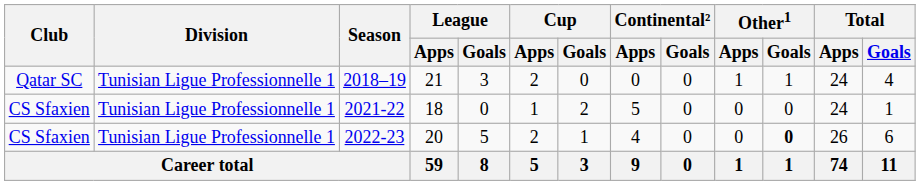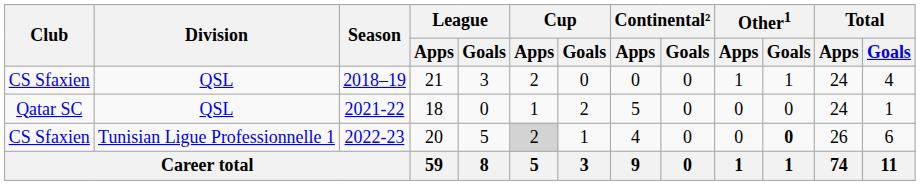(49, 80) Qatar SC -> (49, 80) CS Sfaxien
(216, 80) Tunisian Ligue Professionnelle 1 -> (216, 80) QSL
(49, 108) CS Sfaxien -> (49, 108) Qatar SC
(216, 108) Tunisian Ligue Professionnelle 1 -> (216, 108) QSL
(534, 137) no background -> (534, 137) lightgrey background
